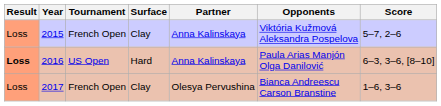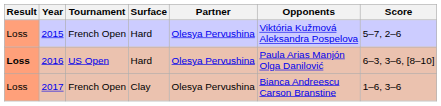(141, 33) Clay -> (141, 33) Hard
(209, 33) Anna Kalinskaya -> (213, 33) Olesya Pervushina
(209, 60) Anna Kalinskaya -> (213, 60) Olesya Pervushina
